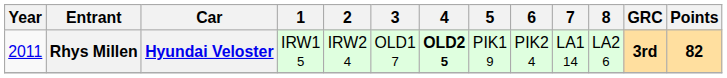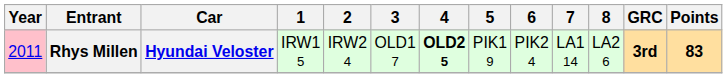(25, 51) no background -> (25, 51) pink background
(694, 51) 82 -> (694, 51) 83
